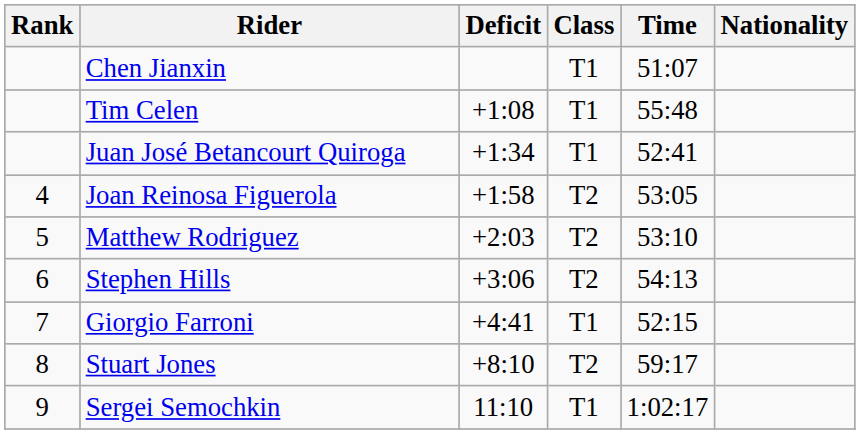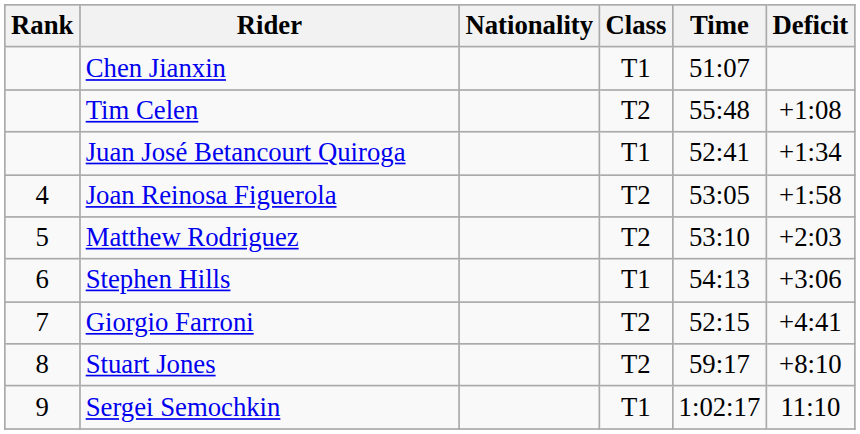columns swapped: (784, 25) <-> (503, 25)
(584, 110) T1 -> (636, 110) T2
(584, 279) T2 -> (636, 279) T1
(584, 322) T1 -> (636, 322) T2
